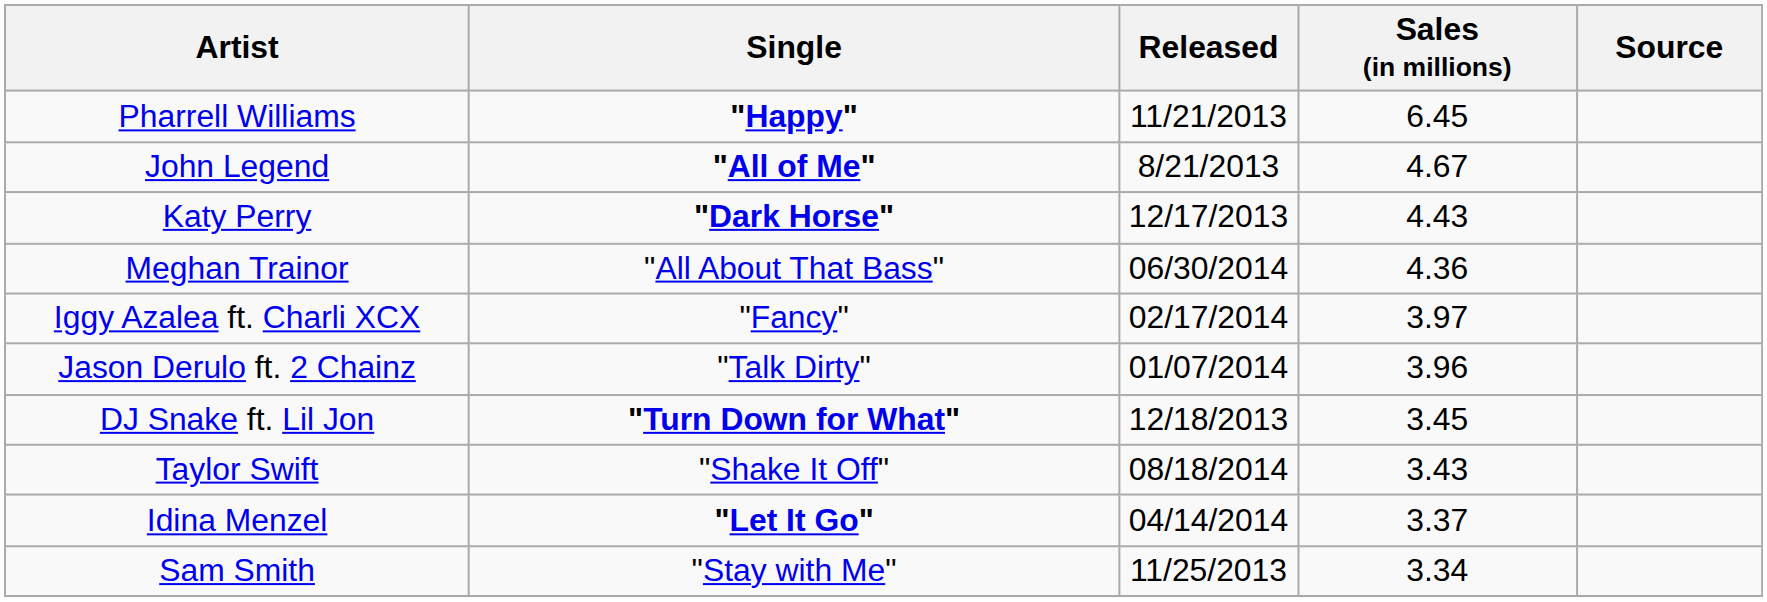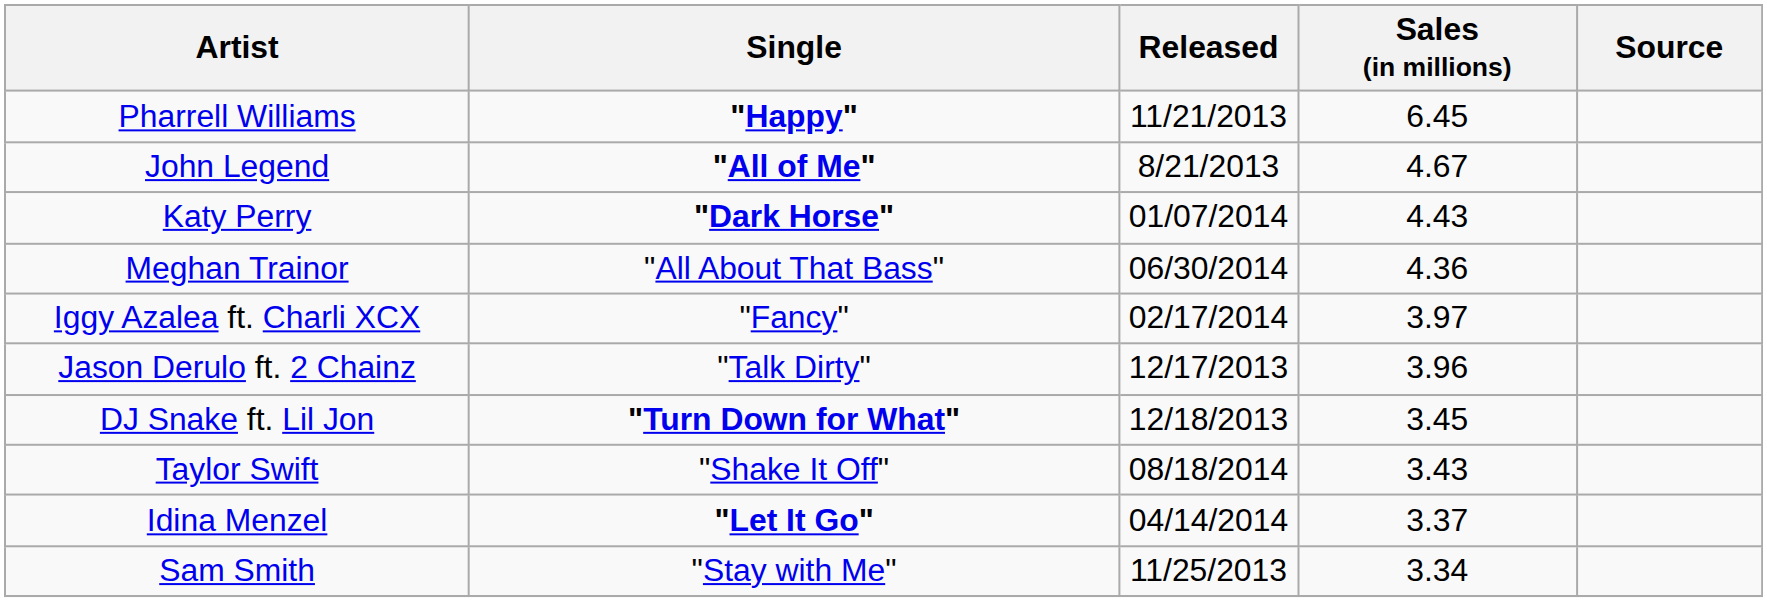(1208, 217) 12/17/2013 -> (1208, 217) 01/07/2014
(1208, 368) 01/07/2014 -> (1208, 368) 12/17/2013
